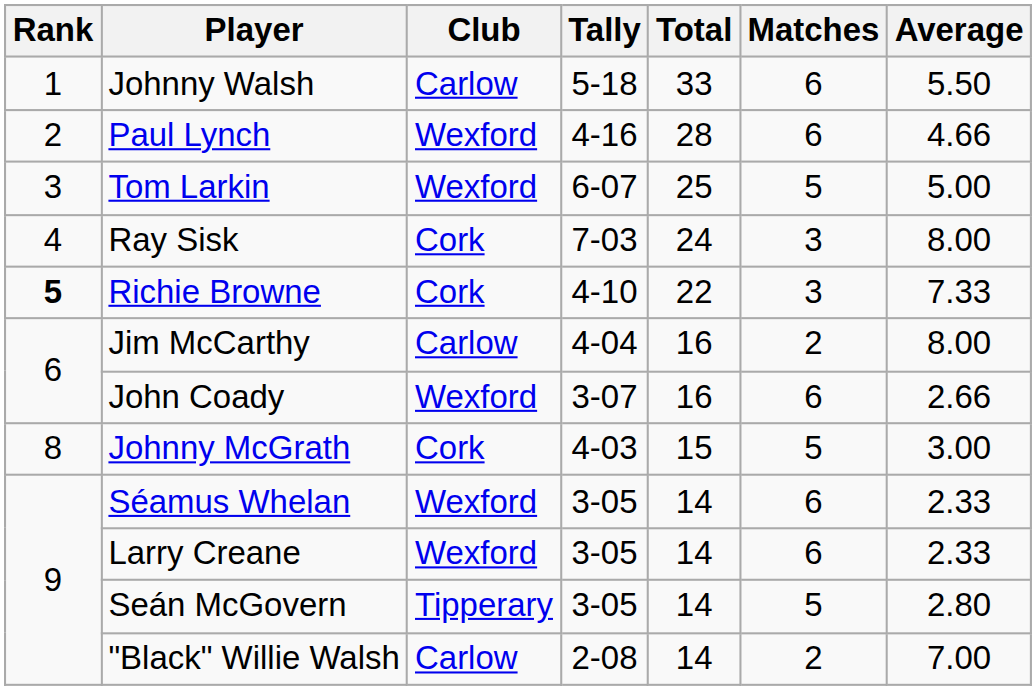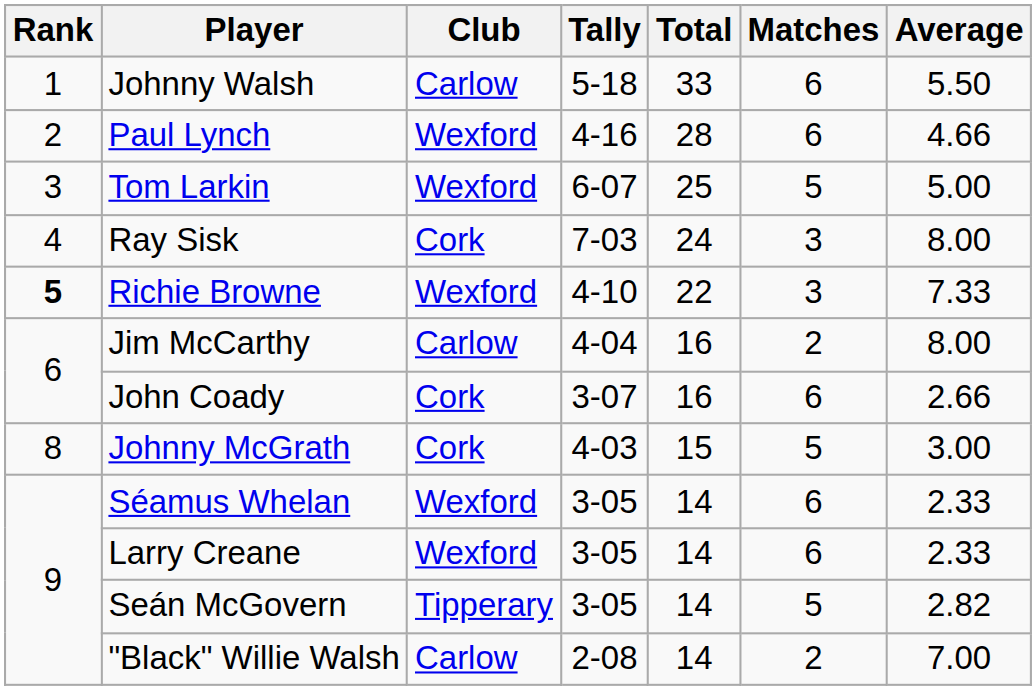(450, 291) Cork -> (476, 291) Wexford
(476, 396) Wexford -> (450, 396) Cork
(959, 605) 2.80 -> (959, 605) 2.82
